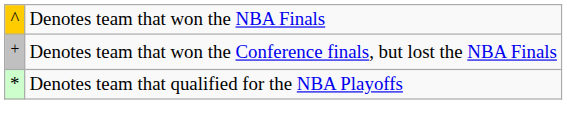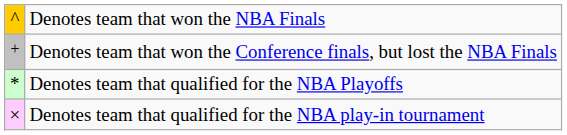+ row: (257, 114)
